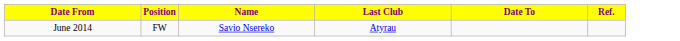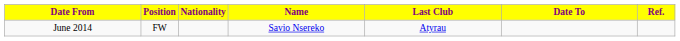+ column: (203, 12)
